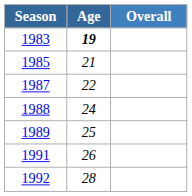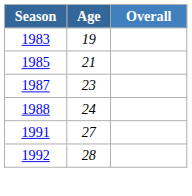(89, 39) bold -> (89, 39) normal
(89, 86) 22 -> (89, 86) 23
- row: (36, 132)
(89, 156) 26 -> (89, 132) 27
